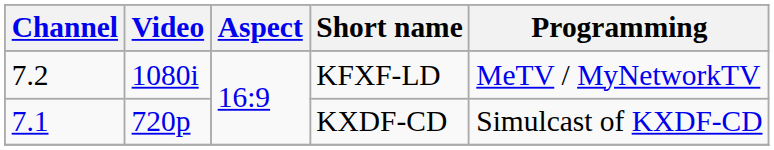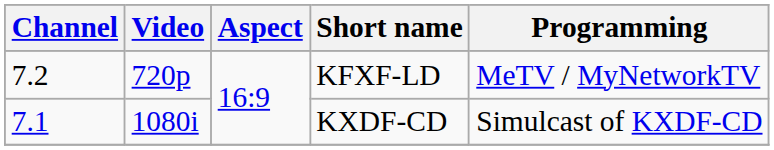(165, 74) 1080i -> (161, 74) 720p
(161, 121) 720p -> (165, 121) 1080i
